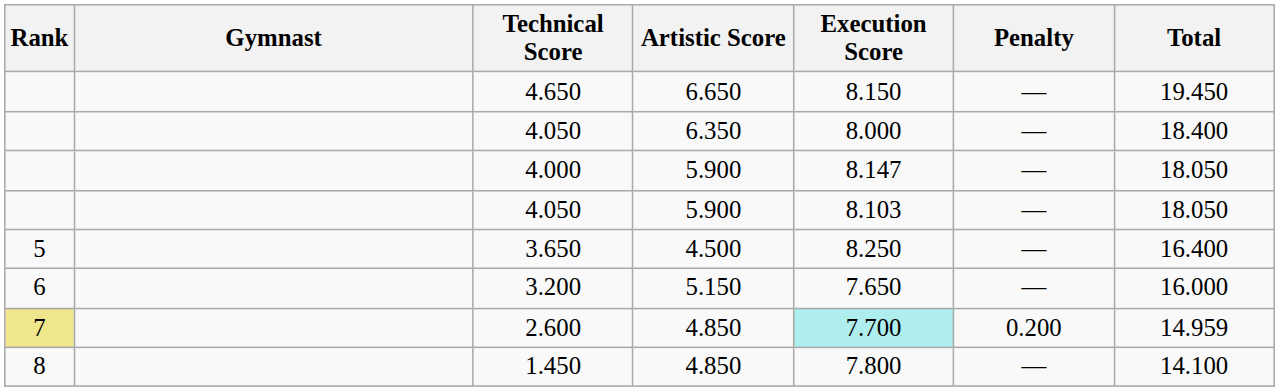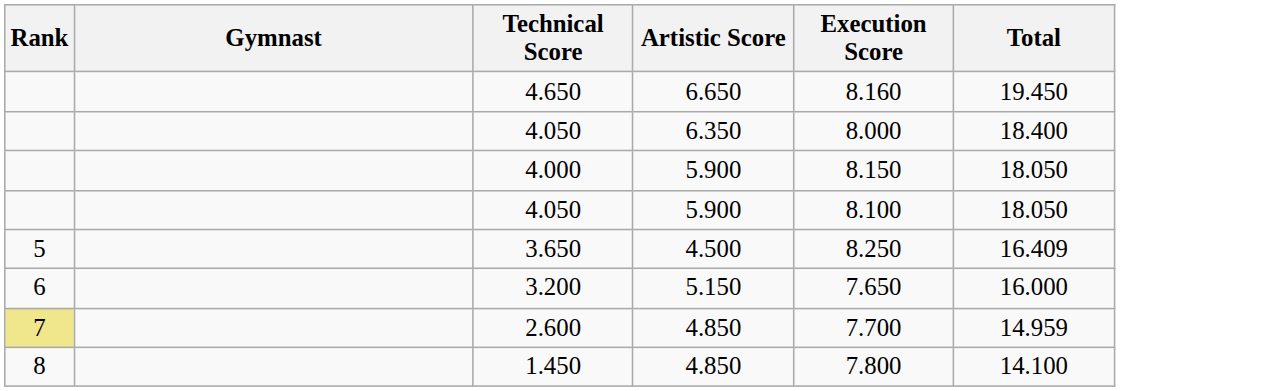- column: (1034, 38)
(874, 91) 8.150 -> (874, 91) 8.160
(874, 170) 8.147 -> (874, 170) 8.150
(874, 209) 8.103 -> (874, 209) 8.100
(1194, 248) 16.400 -> (1034, 248) 16.409
(874, 327) paleturquoise background -> (874, 327) no background
